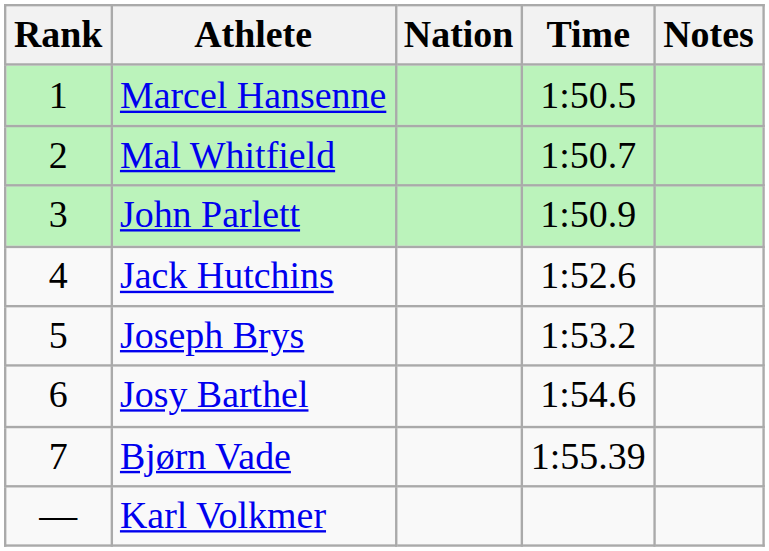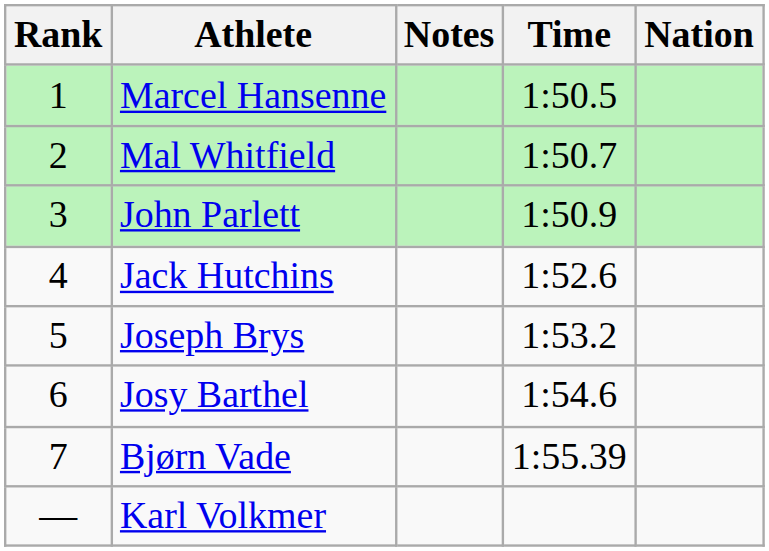columns swapped: (459, 34) <-> (708, 34)
